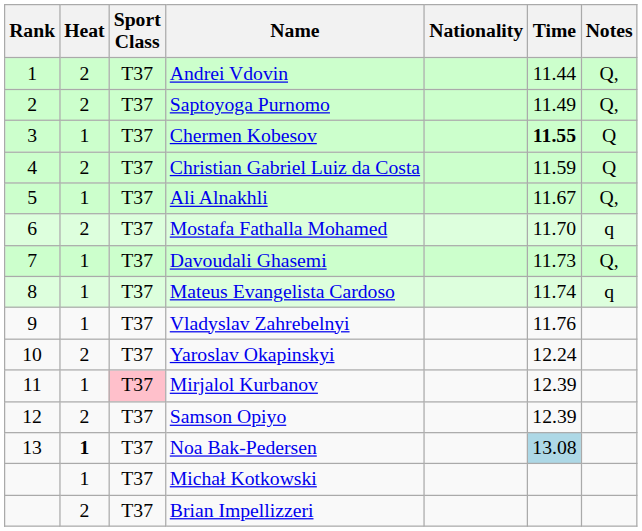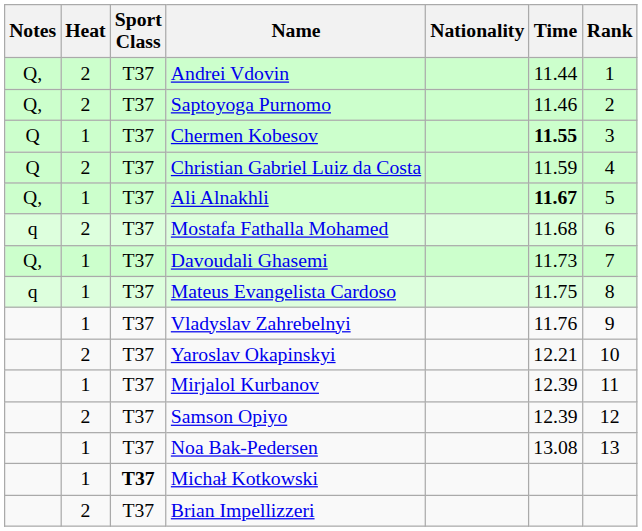columns swapped: (32, 31) <-> (609, 31)
(554, 104) 11.49 -> (555, 104) 11.46
(554, 198) normal -> (555, 198) bold
(554, 229) 11.70 -> (555, 229) 11.68
(554, 291) 11.74 -> (555, 291) 11.75
(554, 354) 12.24 -> (555, 354) 12.21
(137, 385) pink background -> (138, 385) no background
(84, 447) bold -> (85, 447) normal
(554, 447) lightblue background -> (555, 447) no background
(137, 479) normal -> (138, 479) bold
